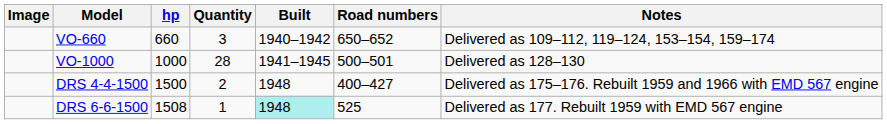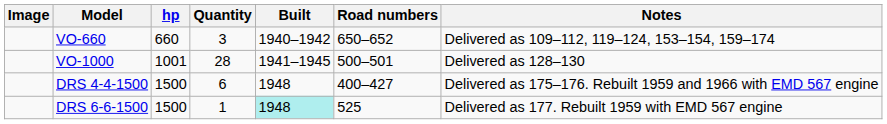(171, 61) 1000 -> (171, 61) 1001
(223, 84) 2 -> (223, 84) 6
(171, 107) 1508 -> (171, 107) 1500
